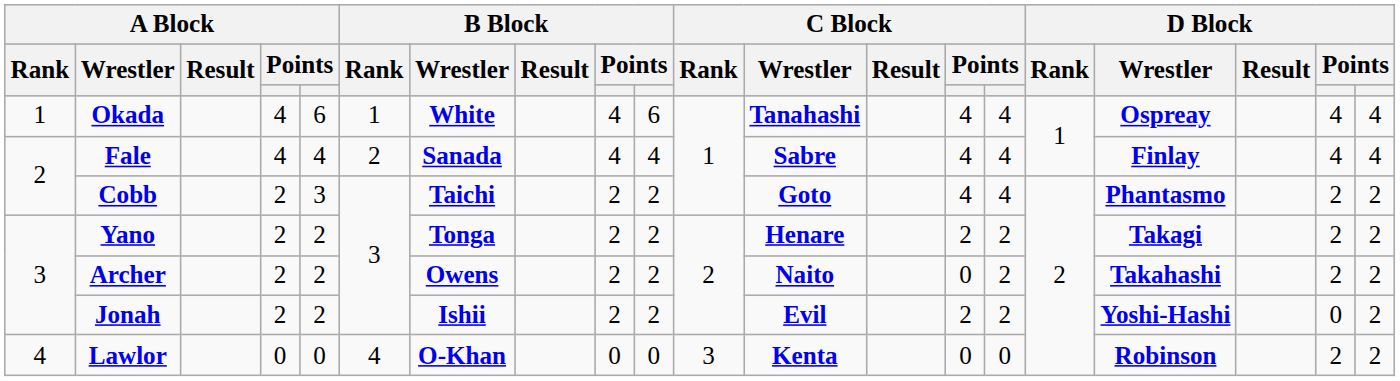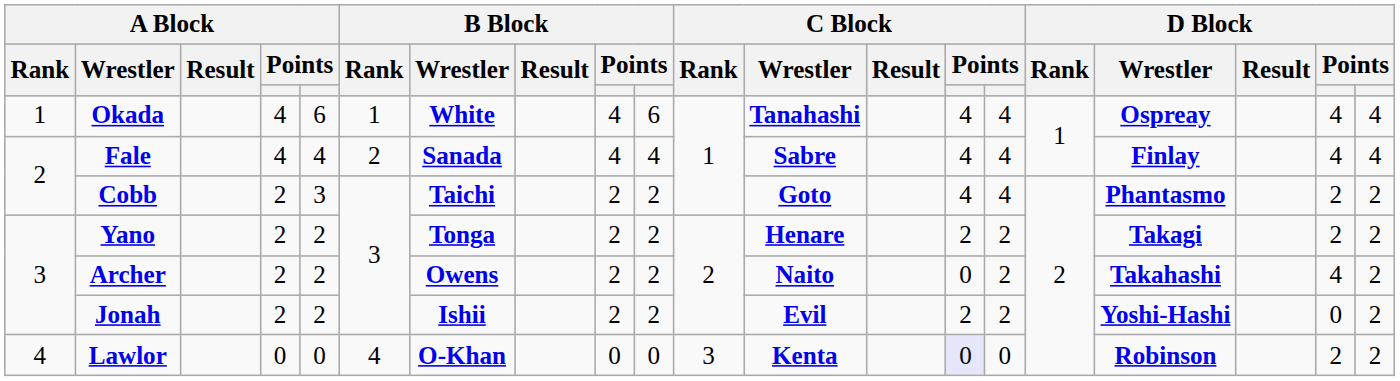(1336, 275) 2 -> (1336, 275) 4
(966, 354) no background -> (966, 354) lavender background
